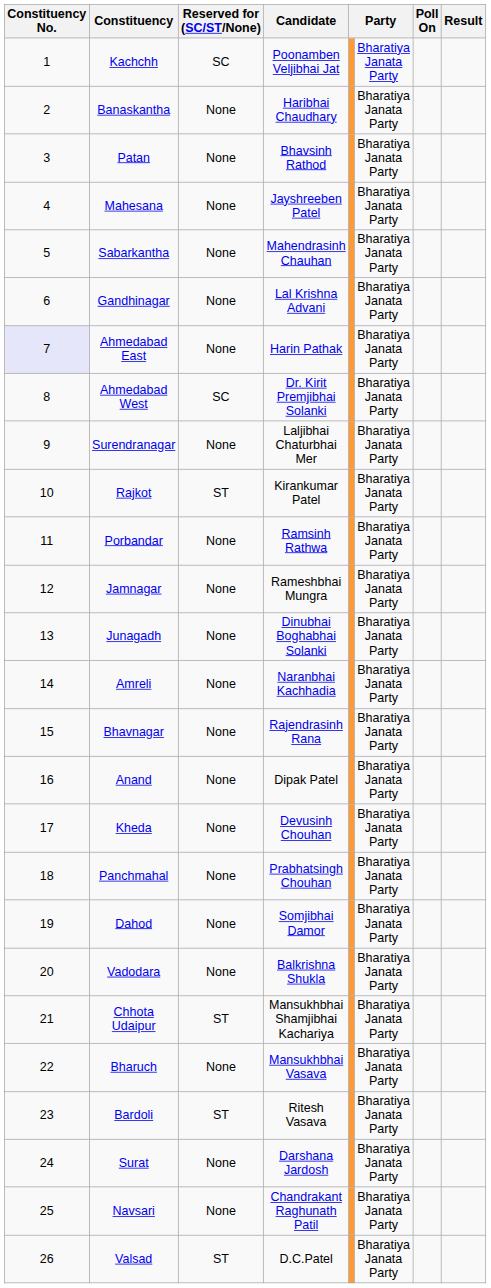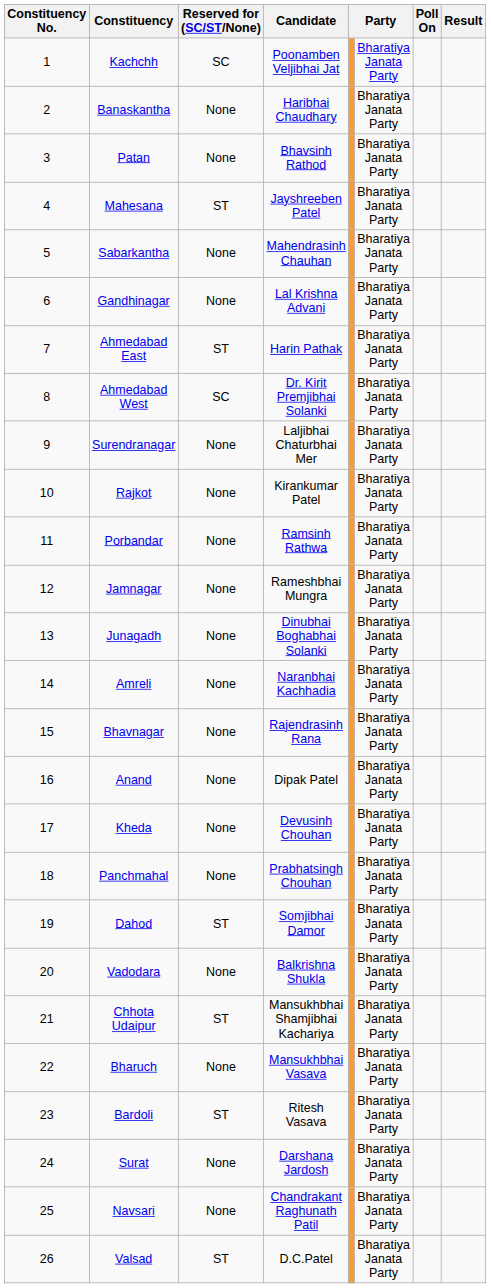(221, 205) None -> (221, 205) ST
(47, 349) lavender background -> (47, 349) no background
(221, 349) None -> (221, 349) ST
(221, 493) ST -> (221, 493) None
(221, 923) None -> (221, 923) ST
